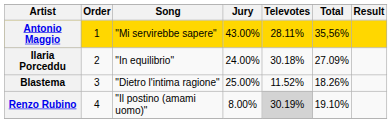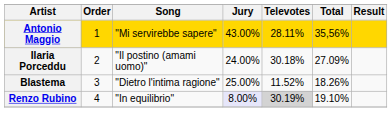(145, 61) "In equilibrio" -> (155, 61) "Il postino (amami uomo)"
(155, 104) "Il postino (amami uomo)" -> (145, 99) "In equilibrio"
(243, 104) no background -> (243, 99) lavender background
